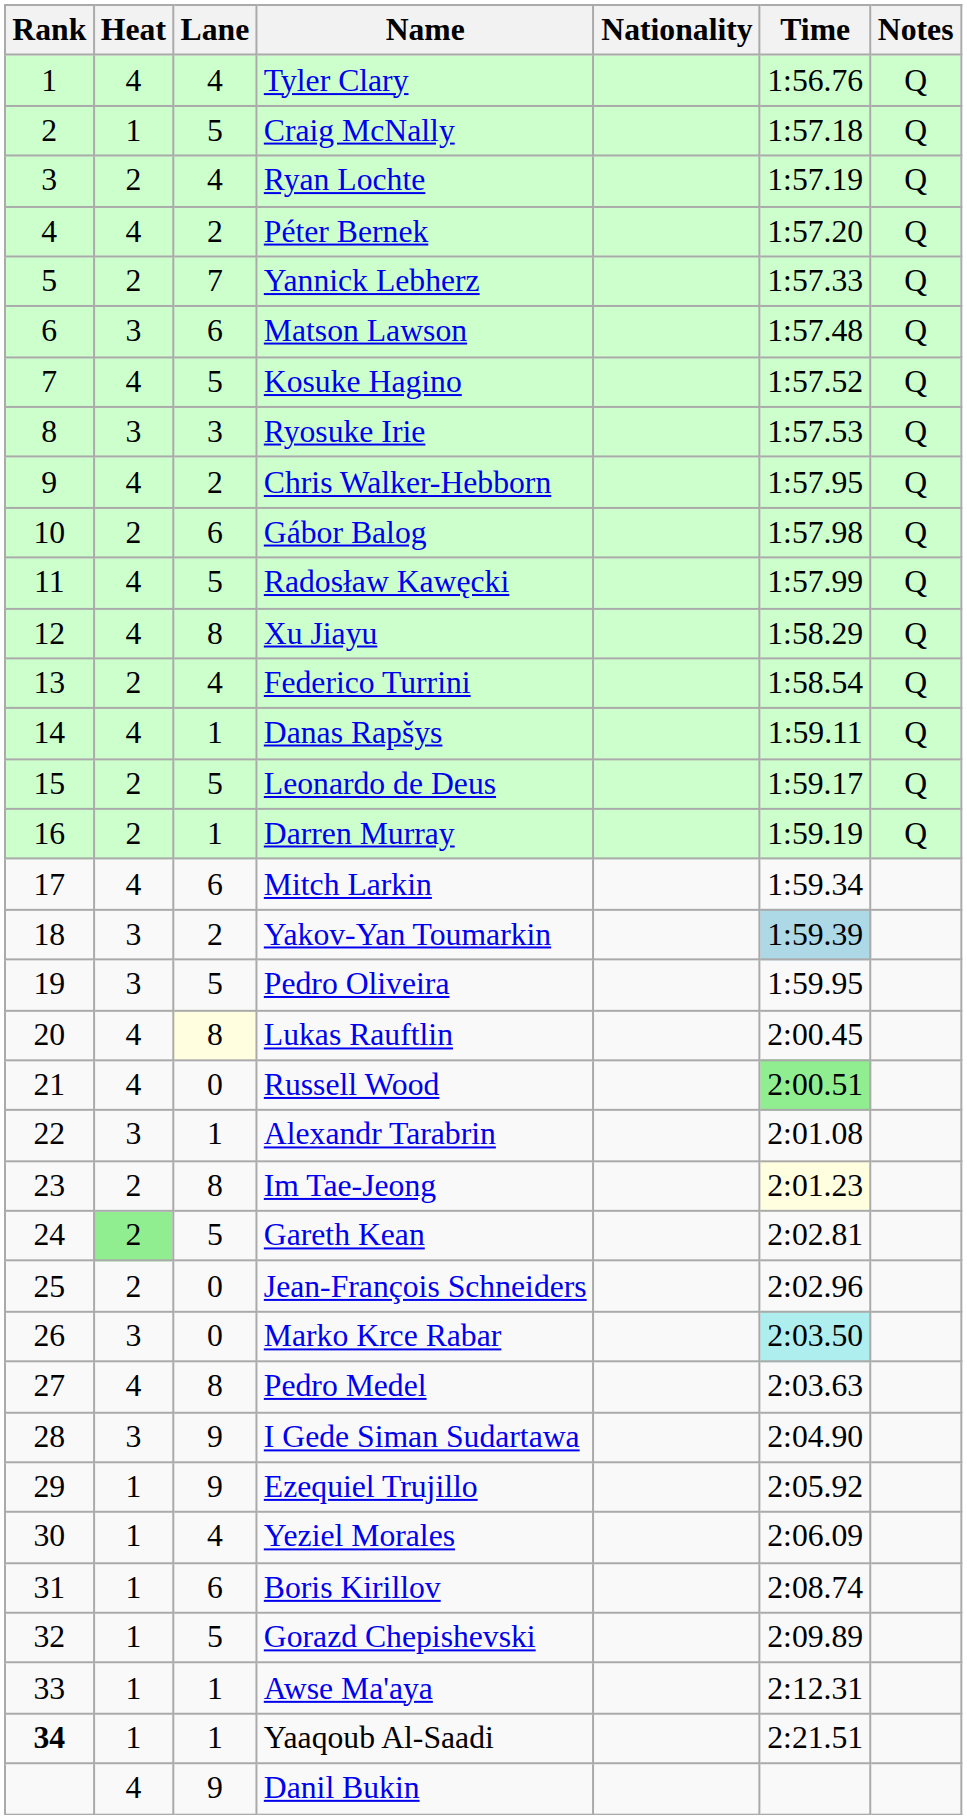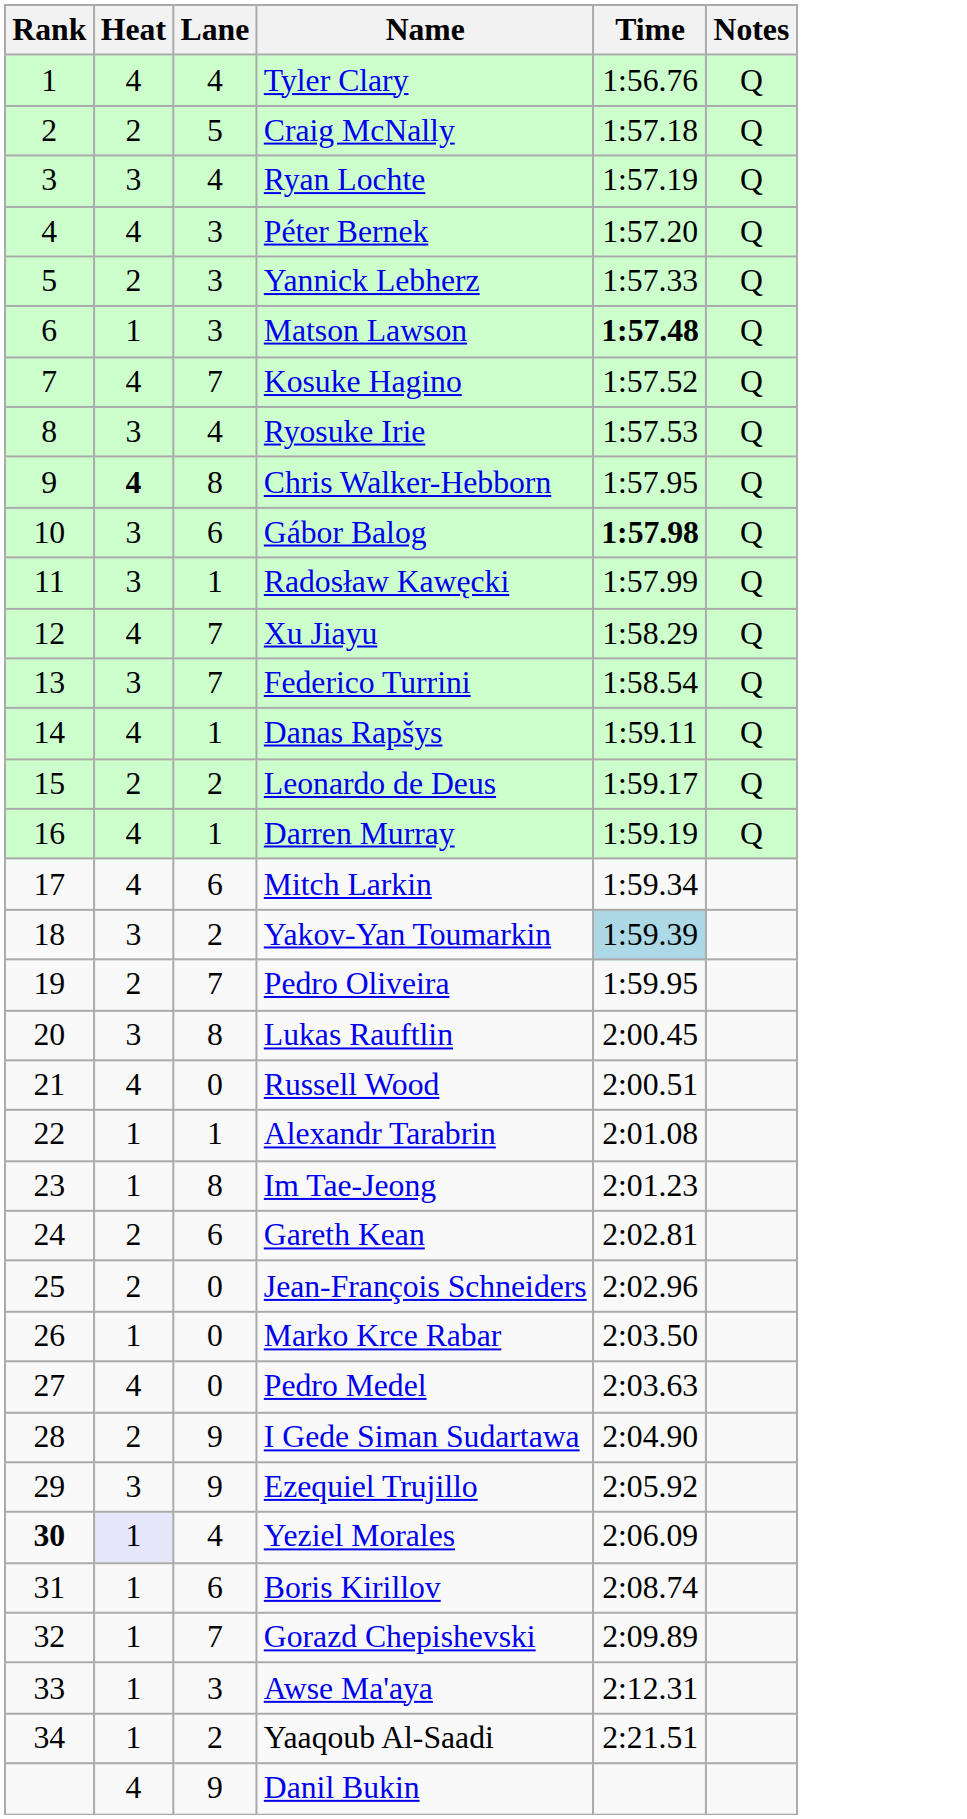- column: (677, 29)
(133, 130) 1 -> (133, 130) 2
(133, 180) 2 -> (133, 180) 3
(215, 230) 2 -> (215, 230) 3
(215, 280) 7 -> (215, 280) 3
(133, 331) 3 -> (133, 331) 1
(215, 331) 6 -> (215, 331) 3
(815, 331) normal -> (650, 331) bold
(215, 381) 5 -> (215, 381) 7
(215, 431) 3 -> (215, 431) 4
(133, 481) normal -> (133, 481) bold
(215, 481) 2 -> (215, 481) 8
(133, 532) 2 -> (133, 532) 3
(815, 532) normal -> (650, 532) bold
(133, 582) 4 -> (133, 582) 3
(215, 582) 5 -> (215, 582) 1
(215, 632) 8 -> (215, 632) 7
(133, 682) 2 -> (133, 682) 3
(215, 682) 4 -> (215, 682) 7
(215, 783) 5 -> (215, 783) 2
(133, 833) 2 -> (133, 833) 4
(133, 984) 3 -> (133, 984) 2
(215, 984) 5 -> (215, 984) 7
(133, 1034) 4 -> (133, 1034) 3
(215, 1034) lightyellow background -> (215, 1034) no background
(815, 1084) lightgreen background -> (650, 1084) no background
(133, 1134) 3 -> (133, 1134) 1
(133, 1185) 2 -> (133, 1185) 1
(815, 1185) lightyellow background -> (650, 1185) no background
(133, 1235) lightgreen background -> (133, 1235) no background
(215, 1235) 5 -> (215, 1235) 6
(133, 1335) 3 -> (133, 1335) 1
(815, 1335) paleturquoise background -> (650, 1335) no background
(215, 1386) 8 -> (215, 1386) 0
(133, 1436) 3 -> (133, 1436) 2
(133, 1486) 1 -> (133, 1486) 3
(49, 1536) normal -> (49, 1536) bold
(133, 1536) no background -> (133, 1536) lavender background
(215, 1637) 5 -> (215, 1637) 7
(215, 1687) 1 -> (215, 1687) 3
(49, 1737) bold -> (49, 1737) normal
(215, 1737) 1 -> (215, 1737) 2
